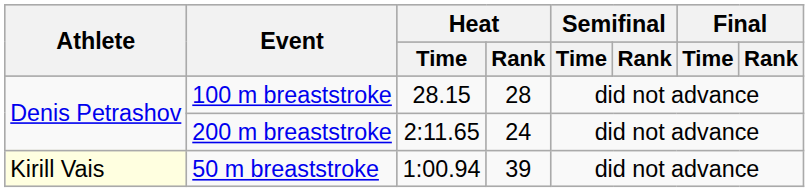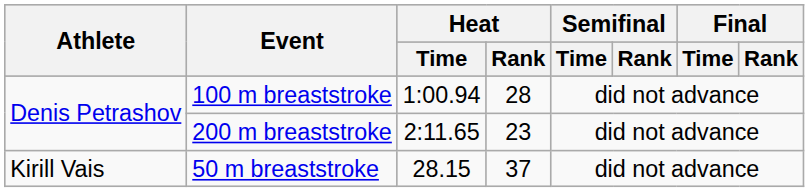(442, 95) 28.15 -> (442, 95) 1:00.94
(518, 132) 24 -> (518, 132) 23
(57, 169) lightyellow background -> (57, 169) no background
(442, 169) 1:00.94 -> (442, 169) 28.15
(518, 169) 39 -> (518, 169) 37
